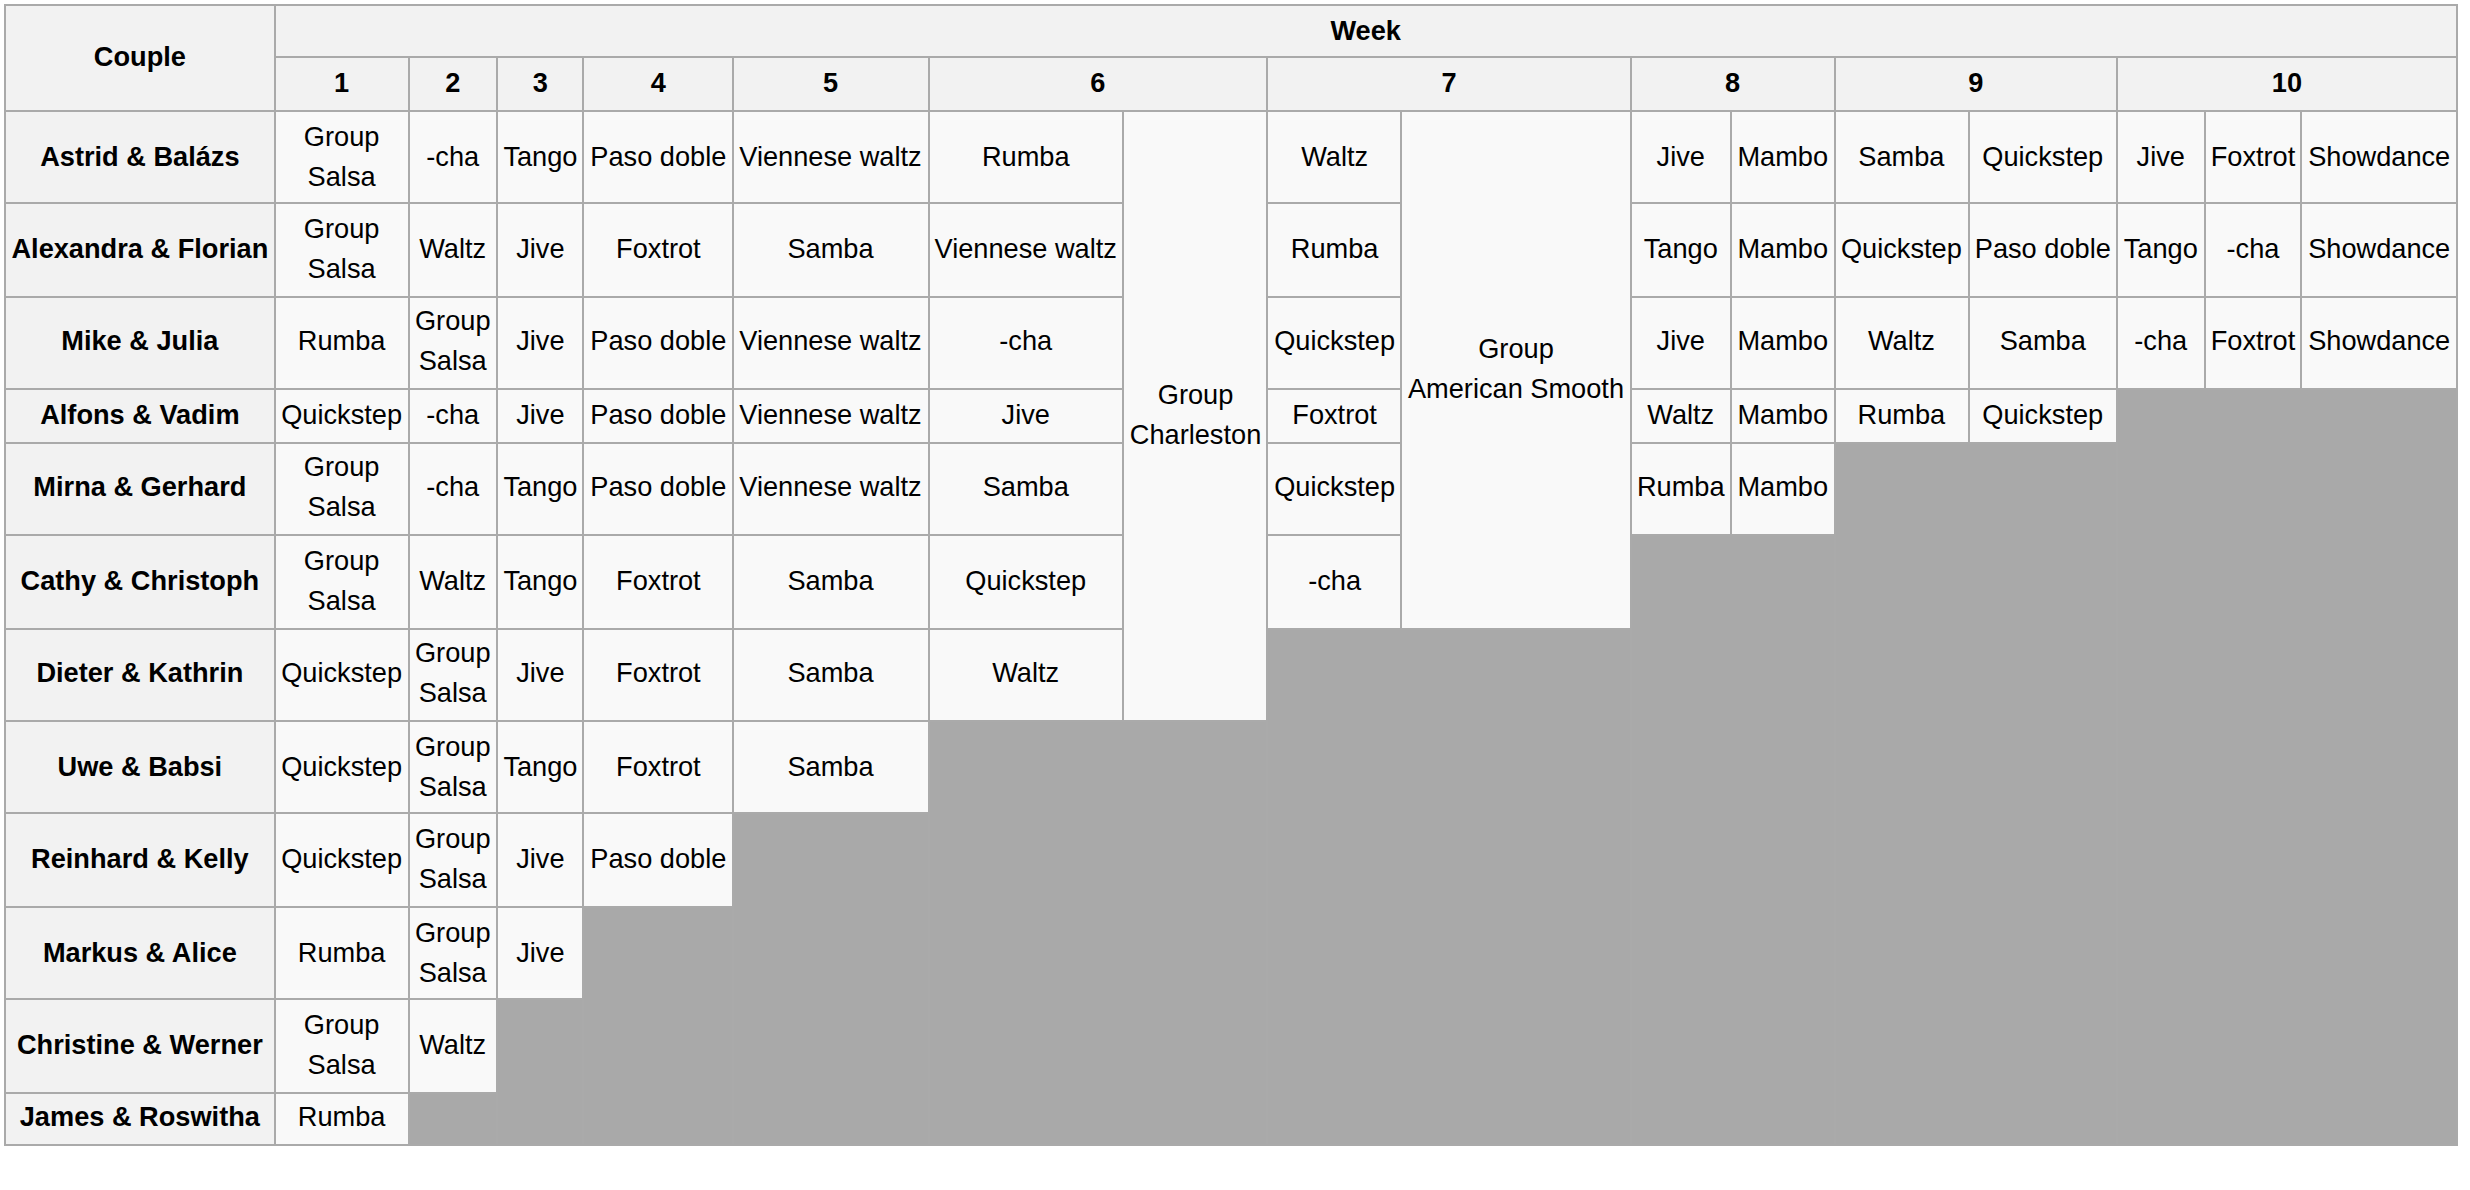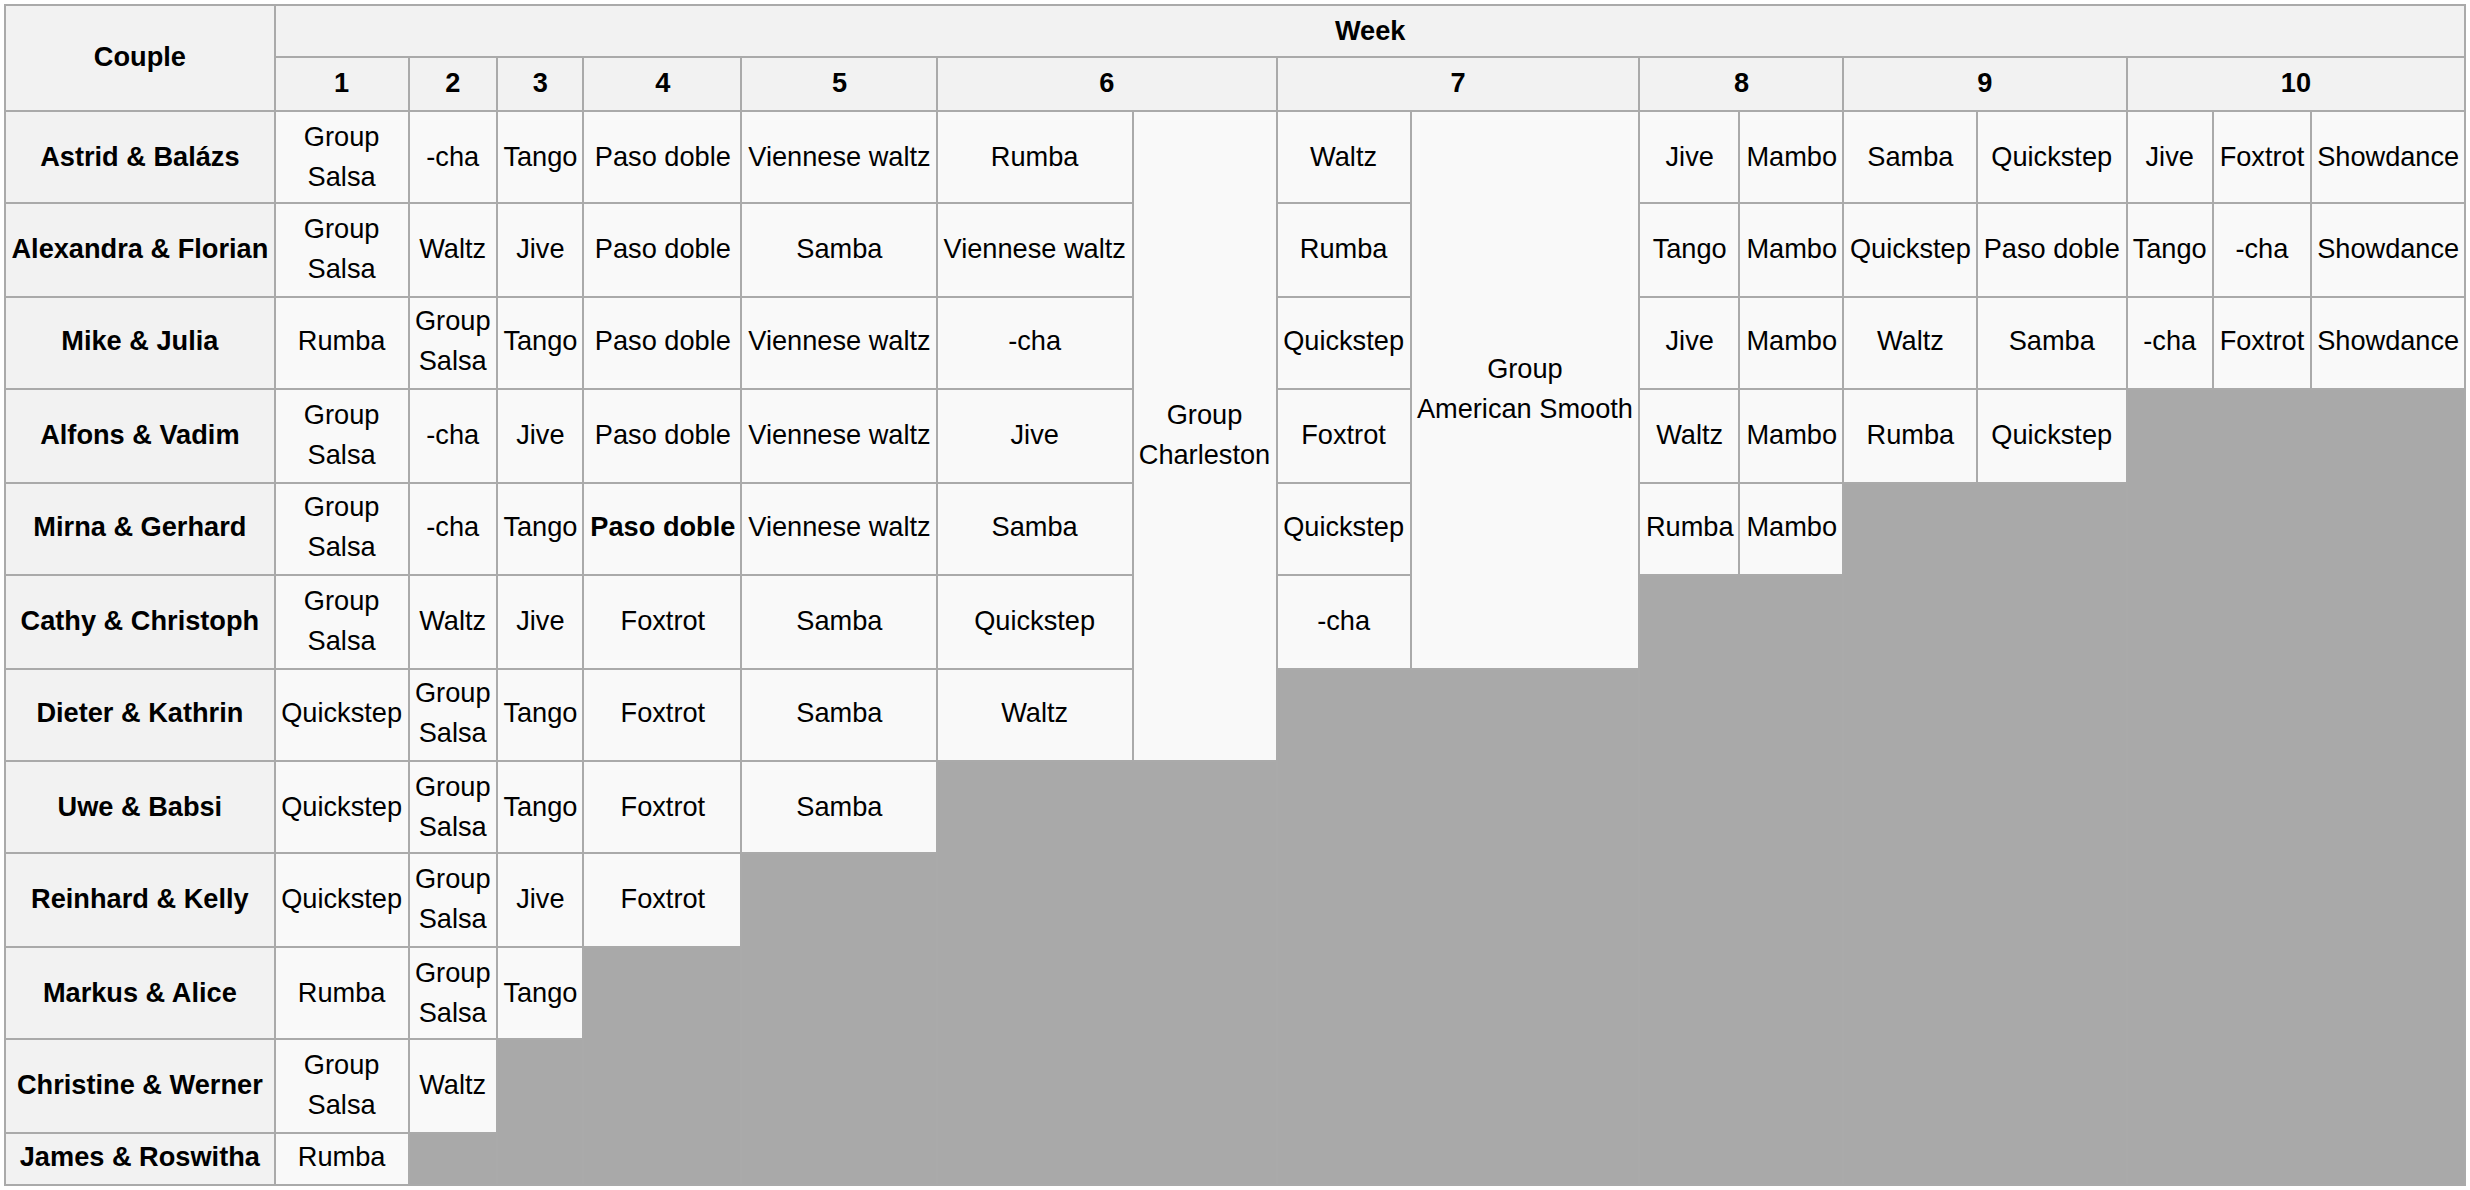(658, 249) Foxtrot -> (663, 249) Paso doble
(540, 342) Jive -> (540, 342) Tango
(342, 414) Quickstep -> (342, 434) Group Salsa
(658, 487) normal -> (663, 527) bold
(540, 580) Tango -> (540, 620) Jive
(540, 673) Jive -> (540, 713) Tango
(658, 859) Paso doble -> (663, 899) Foxtrot
(540, 952) Jive -> (540, 992) Tango
